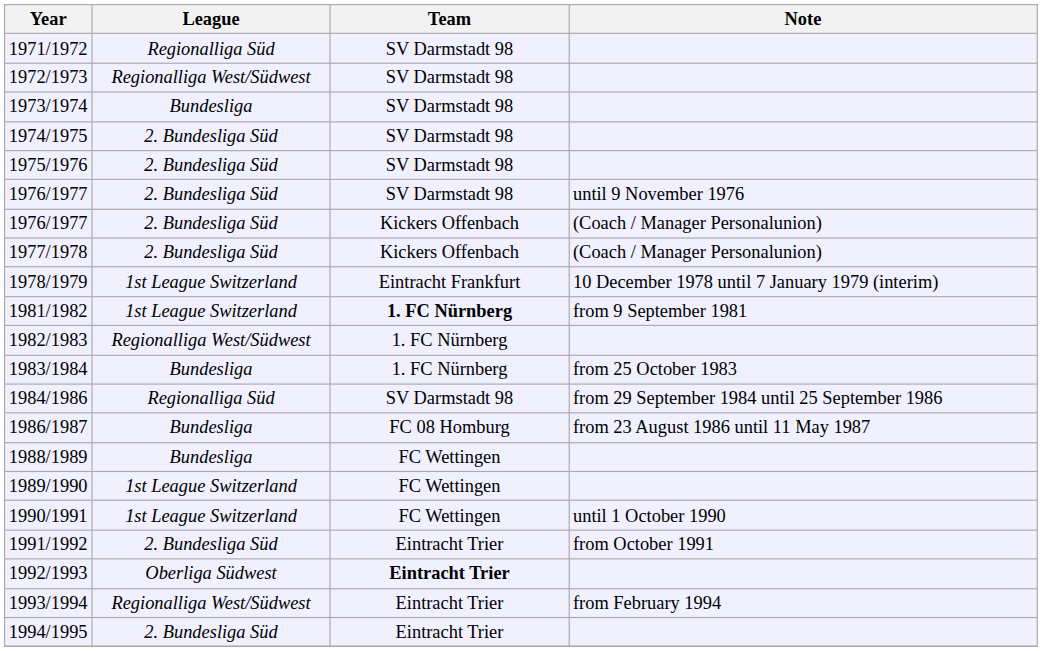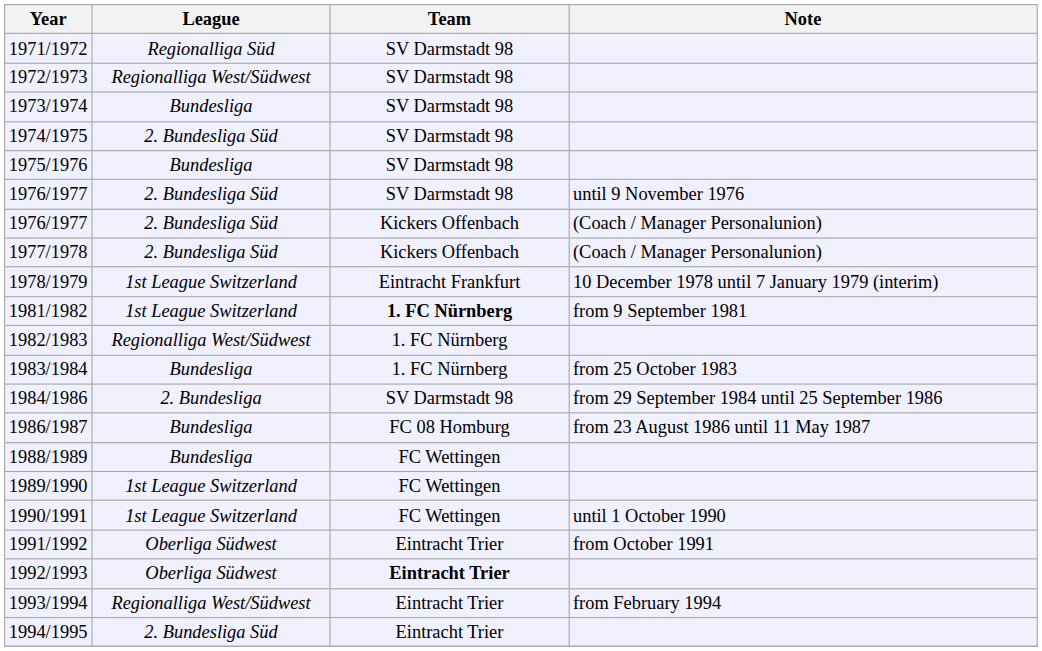(211, 164) 2. Bundesliga Süd -> (211, 164) Bundesliga
(211, 398) Regionalliga Süd -> (211, 398) 2. Bundesliga
(211, 544) 2. Bundesliga Süd -> (211, 544) Oberliga Südwest
